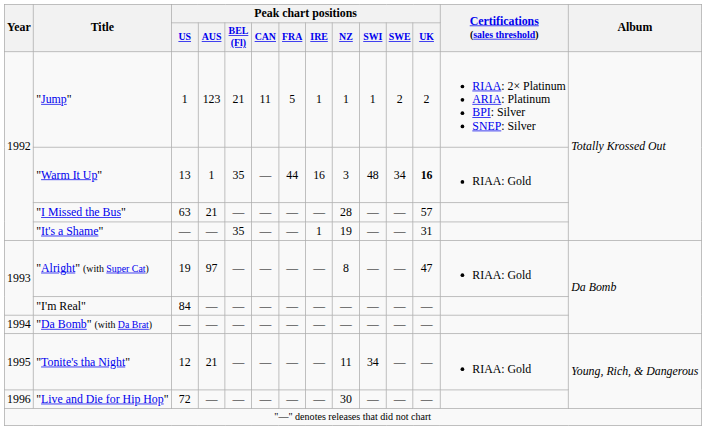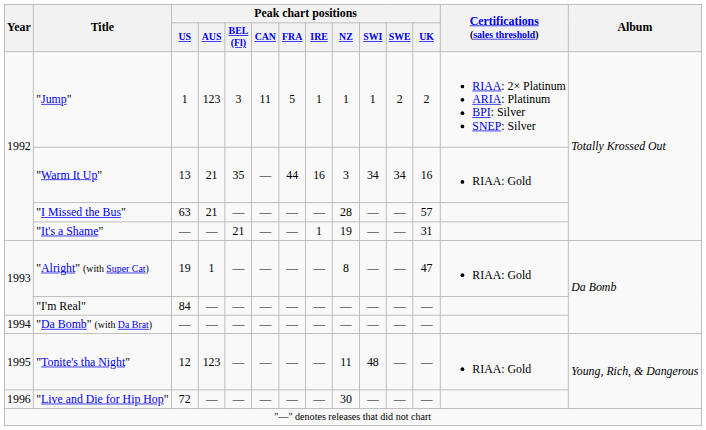(238, 99) 21 -> (238, 99) 3
(212, 175) 1 -> (212, 175) 21
(373, 175) 48 -> (373, 175) 34
(427, 175) bold -> (427, 175) normal
(238, 231) 35 -> (238, 231) 21
(212, 268) 97 -> (212, 268) 1
(212, 361) 21 -> (212, 361) 123
(373, 361) 34 -> (373, 361) 48
